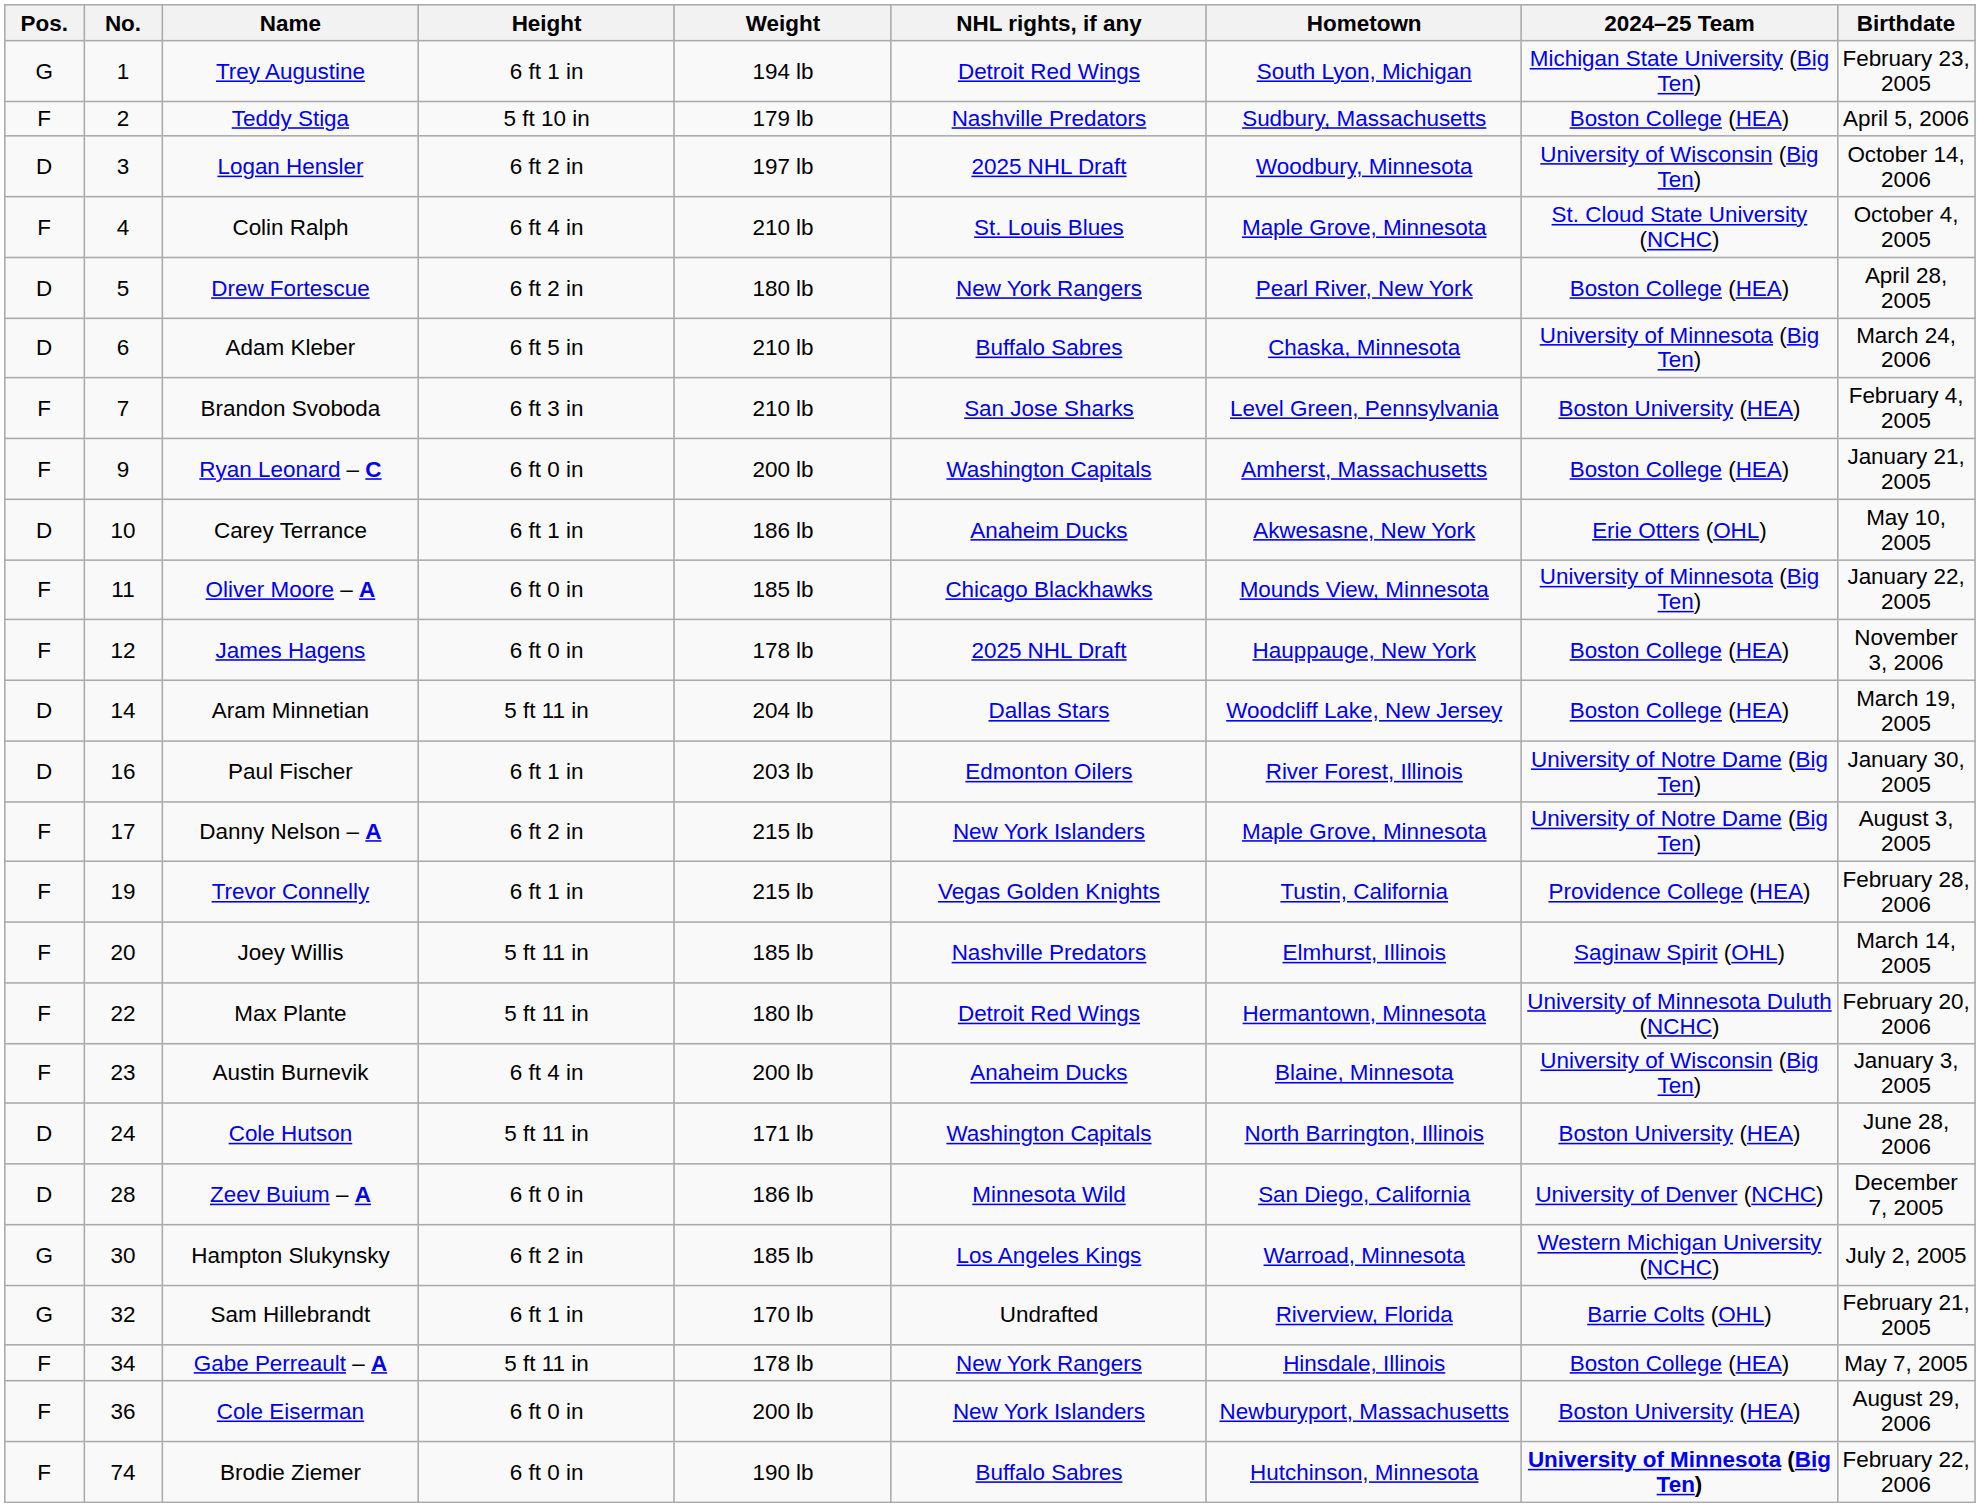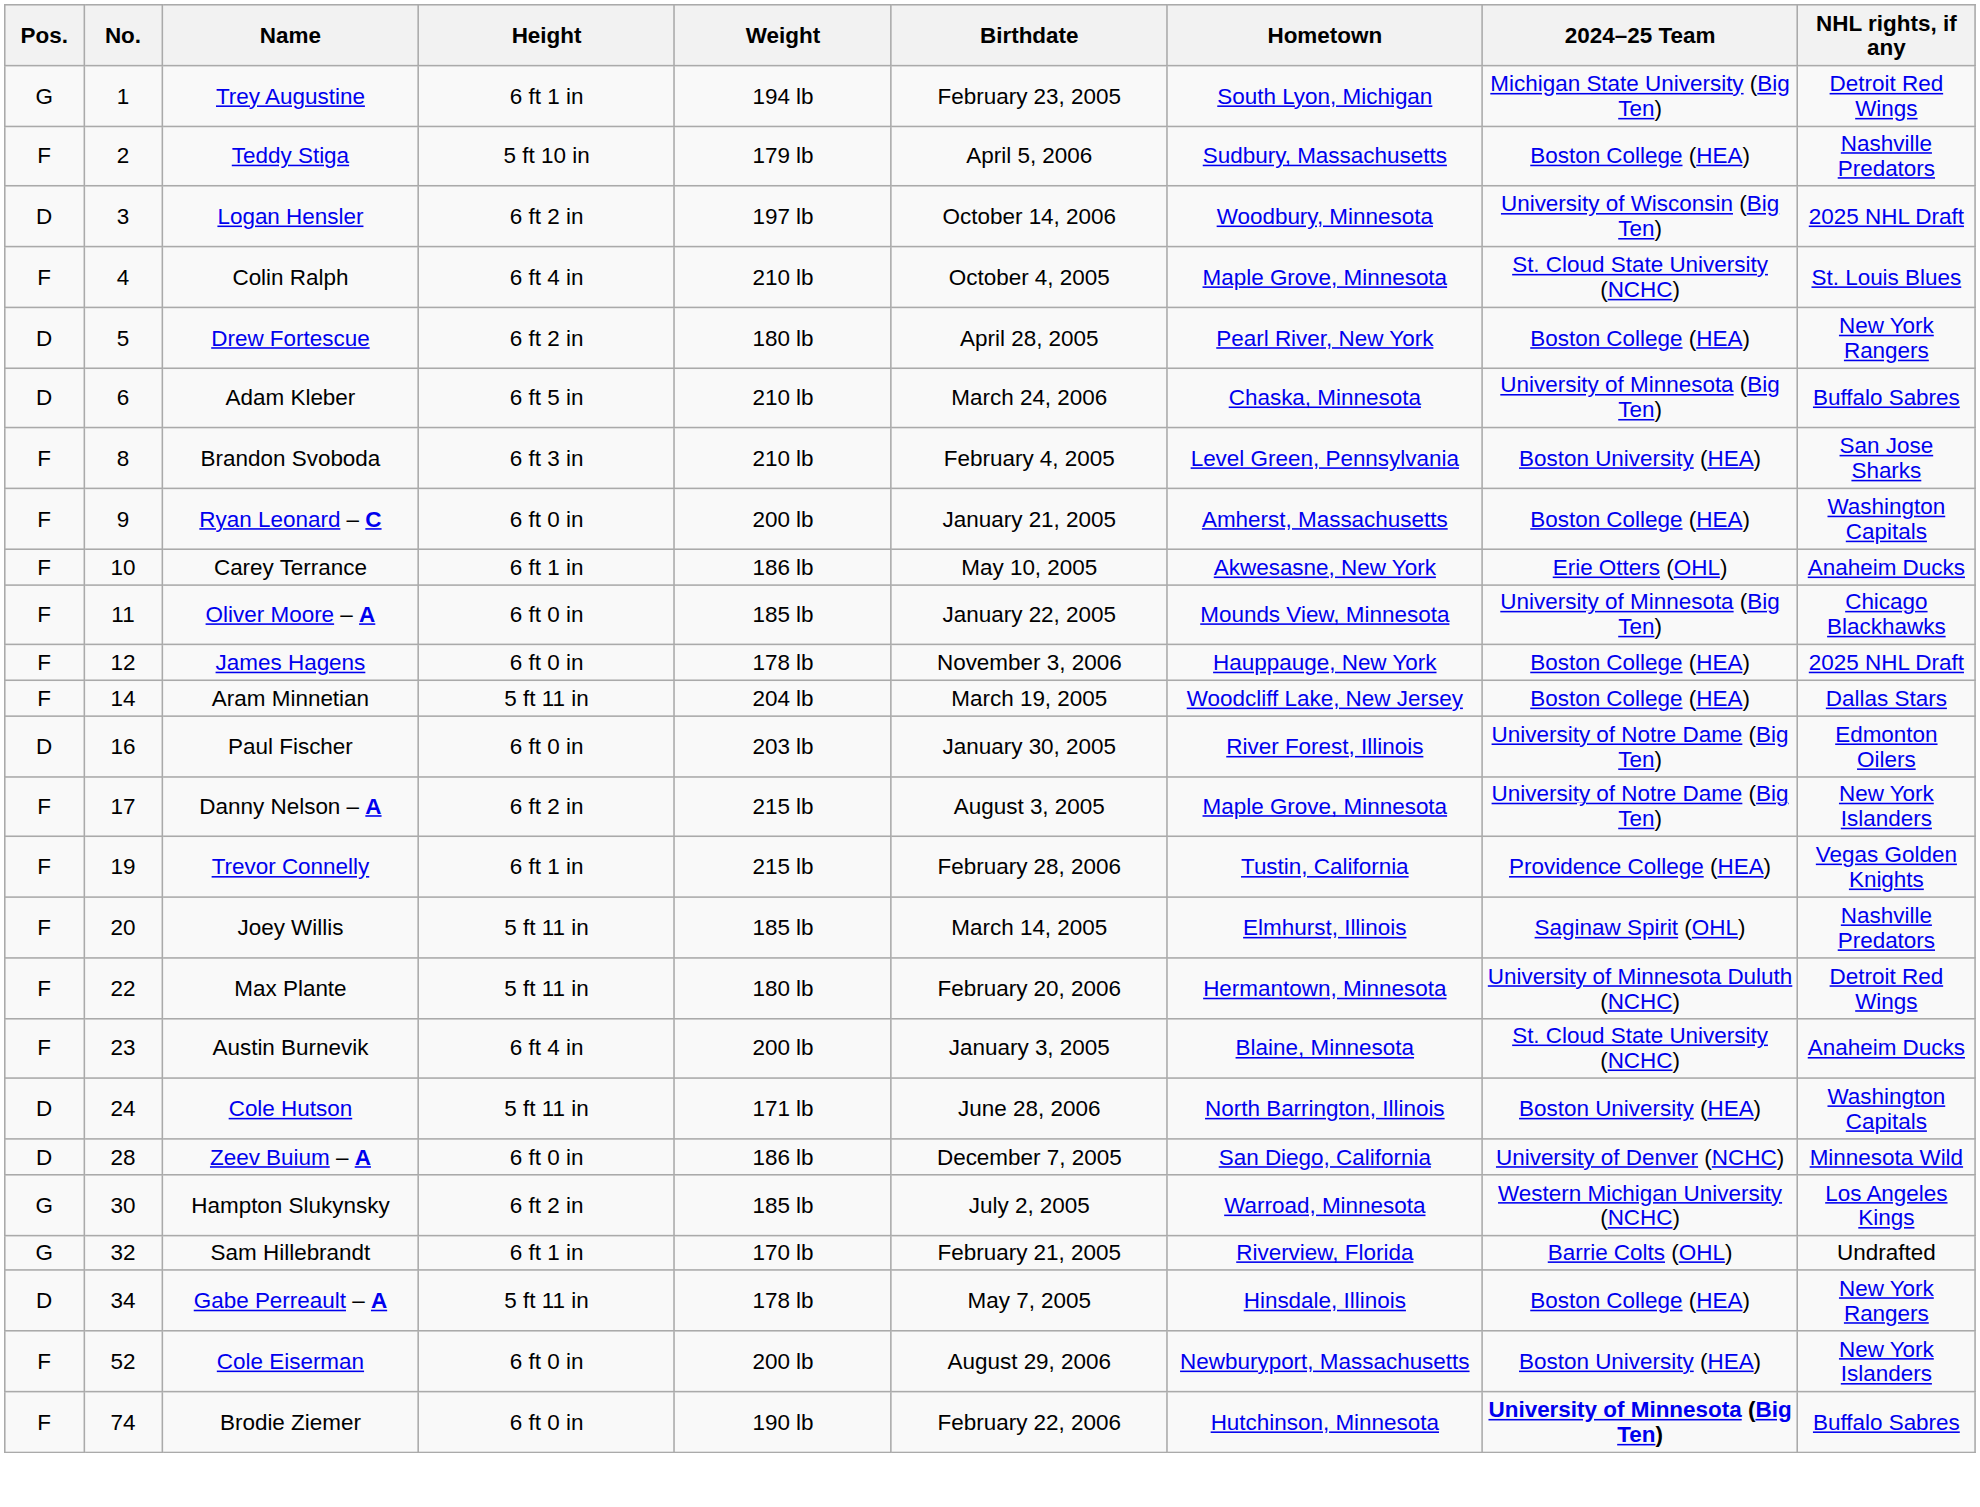columns swapped: (1906, 23) <-> (1049, 23)
(123, 409) 7 -> (123, 459) 8
(44, 530) D -> (44, 567) F
(44, 711) D -> (44, 698) F
(547, 771) 6 ft 1 in -> (547, 746) 6 ft 0 in
(1679, 1074) University of Wisconsin (Big Ten) -> (1640, 1049) St. Cloud State University (NCHC)
(44, 1363) F -> (44, 1301) D
(123, 1411) 36 -> (123, 1361) 52
